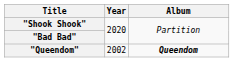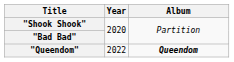(116, 50) 2002 -> (116, 50) 2022
